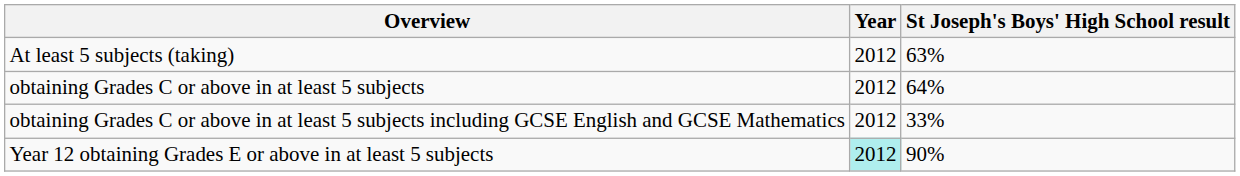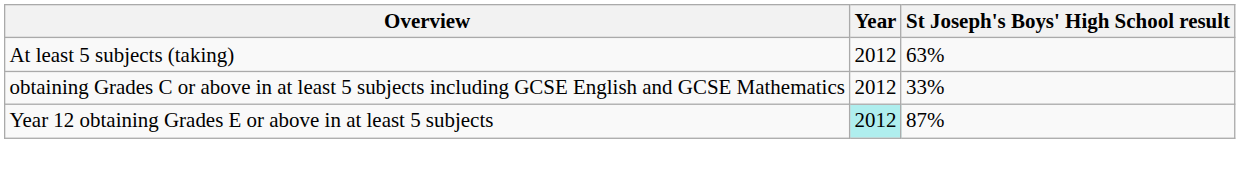- row: (217, 87)
(925, 154) 90% -> (925, 120) 87%
